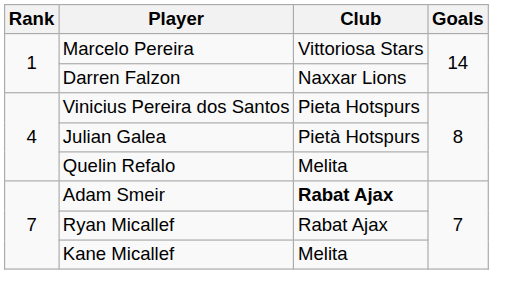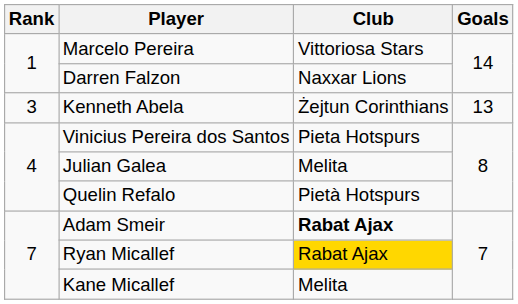+ row: (123, 107)
(359, 136) Pietà Hotspurs -> (323, 166) Melita
(323, 166) Melita -> (359, 195) Pietà Hotspurs
(343, 225) no background -> (343, 254) gold background
